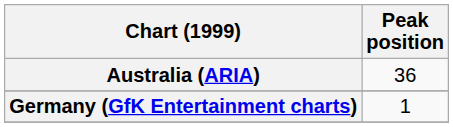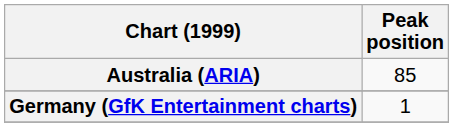(405, 74) 36 -> (405, 74) 85
